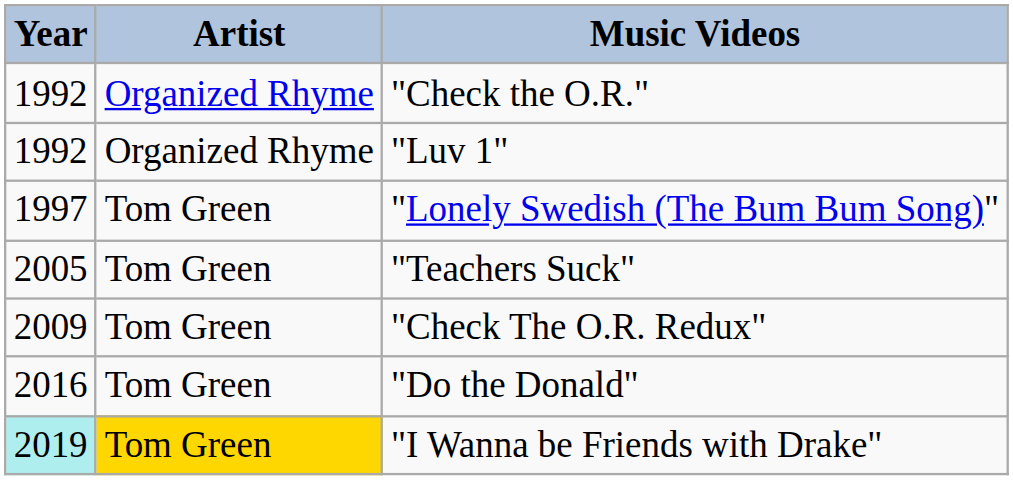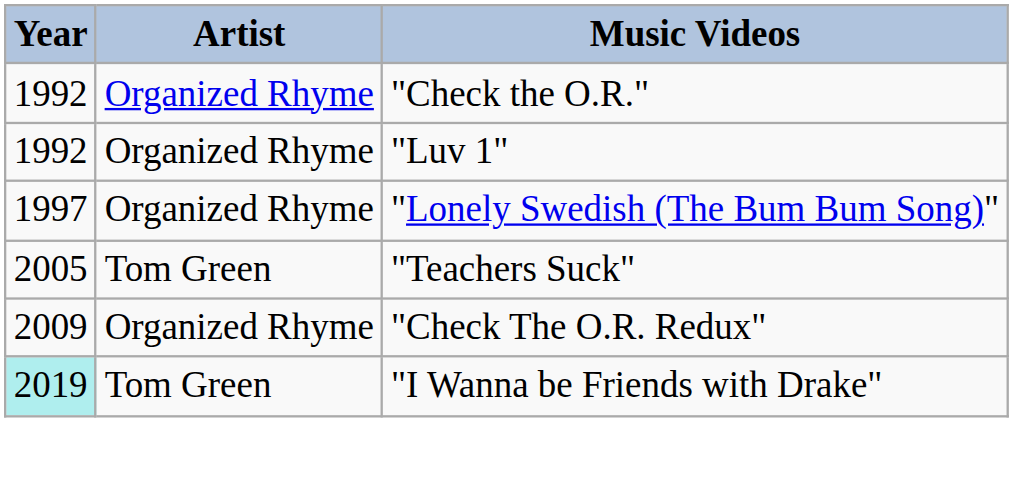(188, 209) Tom Green -> (239, 209) Organized Rhyme
(188, 326) Tom Green -> (239, 326) Organized Rhyme
- row: (515, 385)
(188, 444) gold background -> (188, 385) no background
